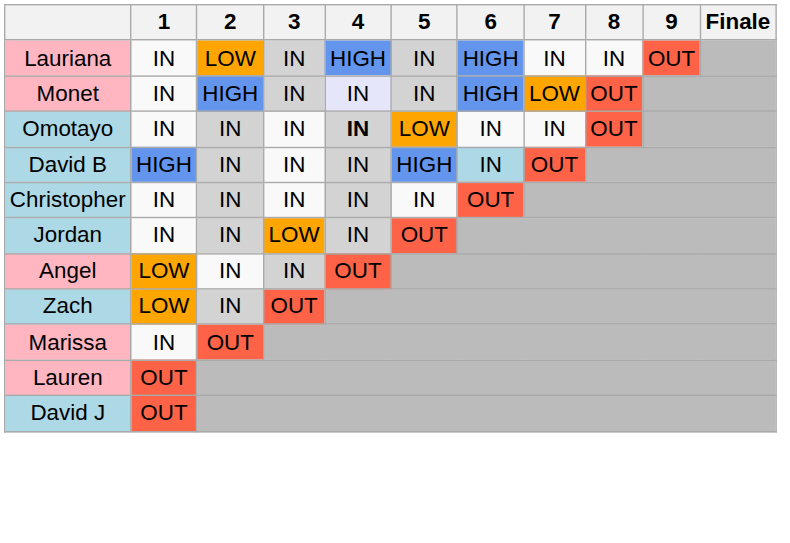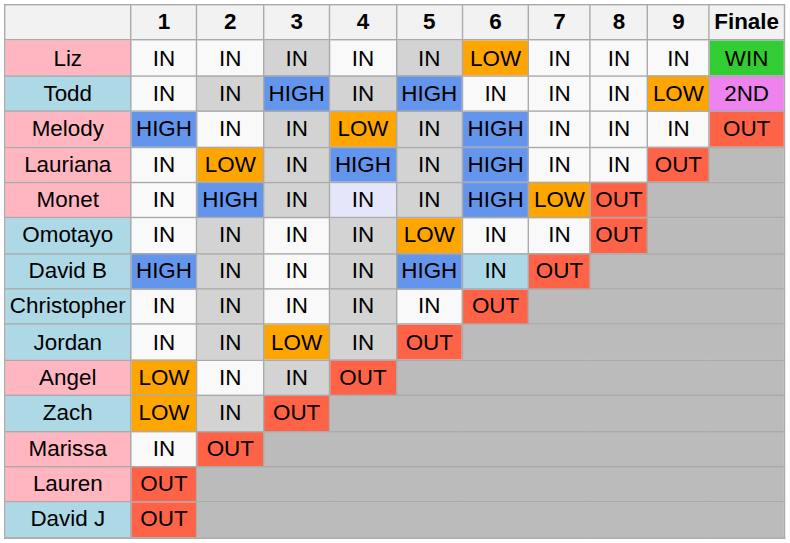+ row: (68, 57)
+ row: (68, 93)
+ row: (68, 128)
(358, 128) bold -> (363, 235) normal
